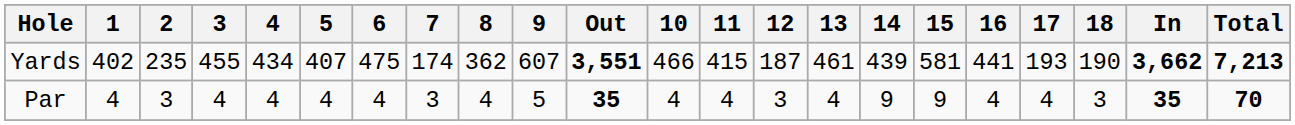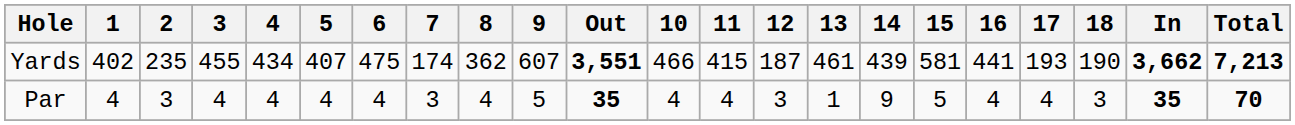(833, 100) 4 -> (833, 100) 1
(940, 100) 9 -> (940, 100) 5
